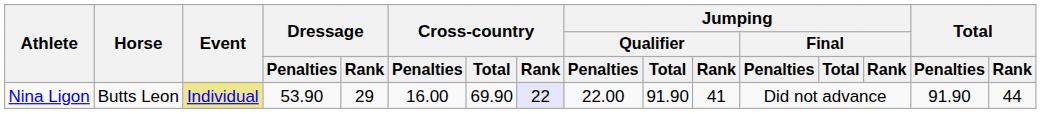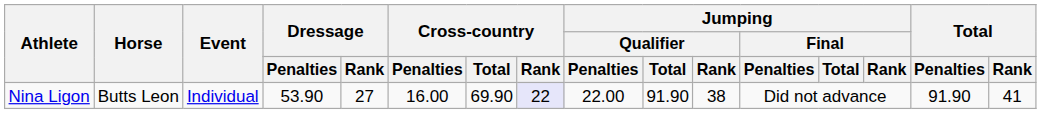(223, 96) khaki background -> (223, 96) no background
(365, 96) 29 -> (365, 96) 27
(716, 96) 41 -> (716, 96) 38
(1012, 96) 44 -> (1012, 96) 41
